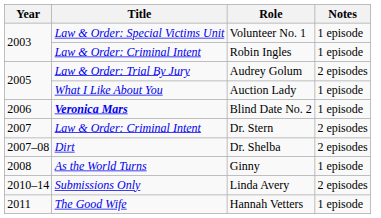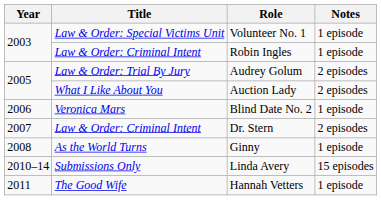(340, 90) 1 episode -> (343, 90) 2 episodes
(91, 109) bold -> (90, 109) normal
- row: (255, 147)
(343, 185) 2 episodes -> (346, 166) 15 episodes
